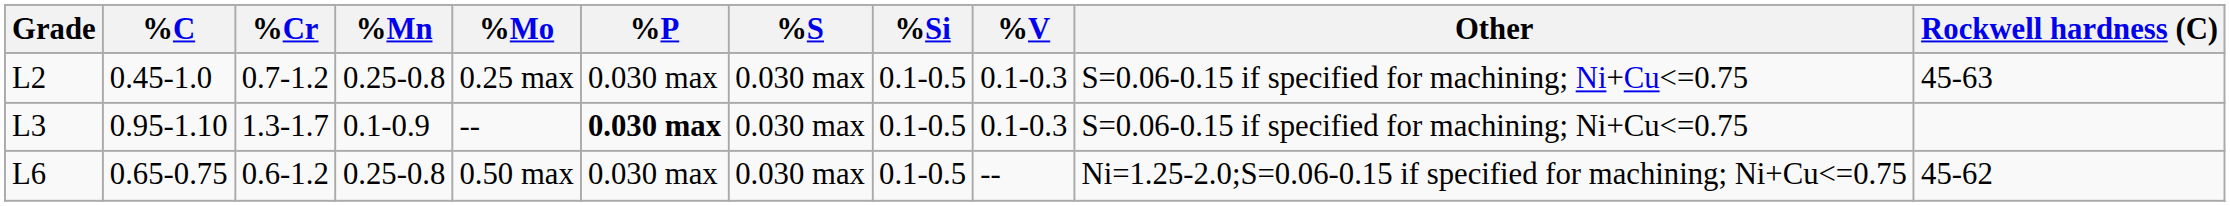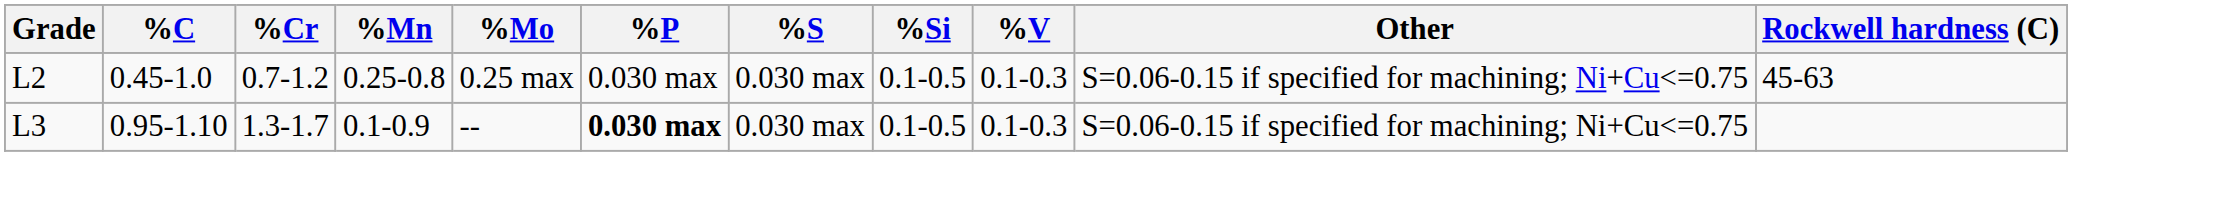- row: (29, 175)
